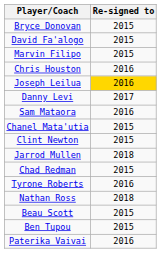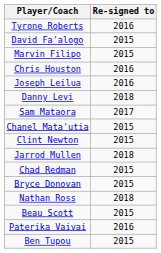rows swapped: (48, 26) <-> (48, 183)
(124, 83) gold background -> (124, 83) no background
(124, 97) 2017 -> (124, 97) 2018
(124, 112) 2016 -> (124, 112) 2017
rows swapped: (48, 226) <-> (48, 241)
